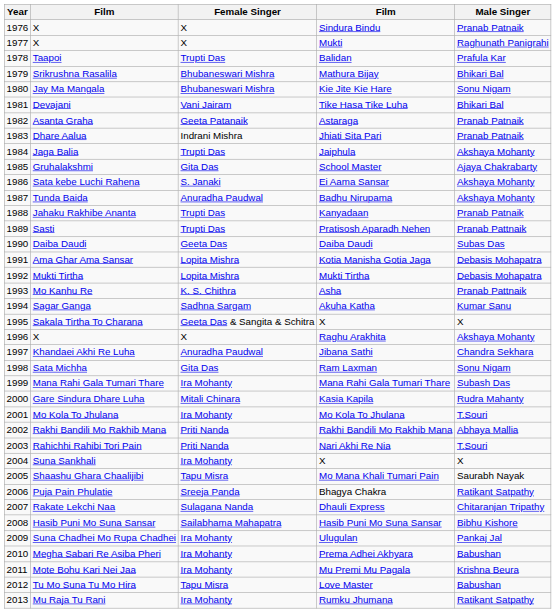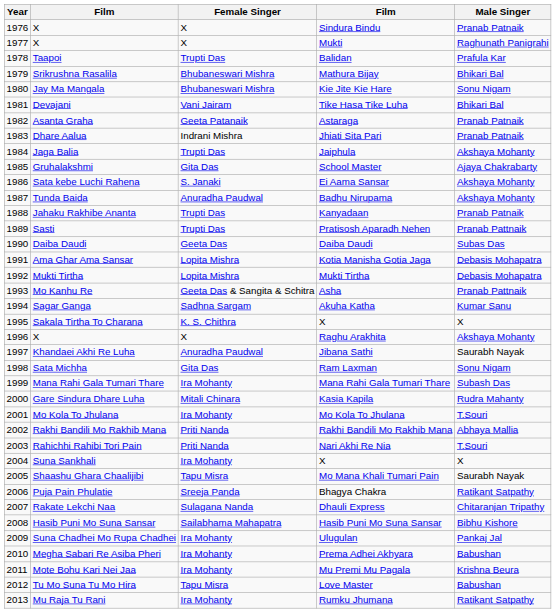(208, 290) K. S. Chithra -> (248, 290) Geeta Das & Sangita & Schitra
(248, 321) Geeta Das & Sangita & Schitra -> (208, 321) K. S. Chithra
(495, 352) Chandra Sekhara -> (491, 352) Saurabh Nayak
